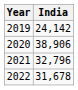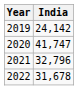(53, 45) 38,906 -> (53, 45) 41,747
